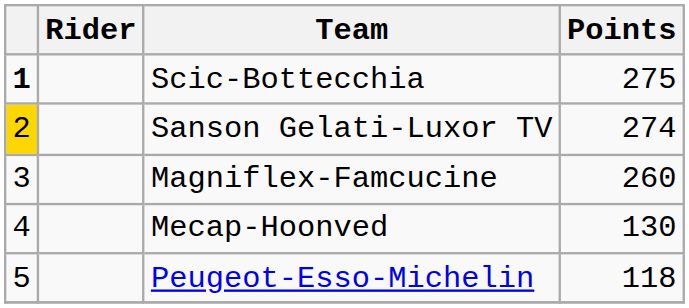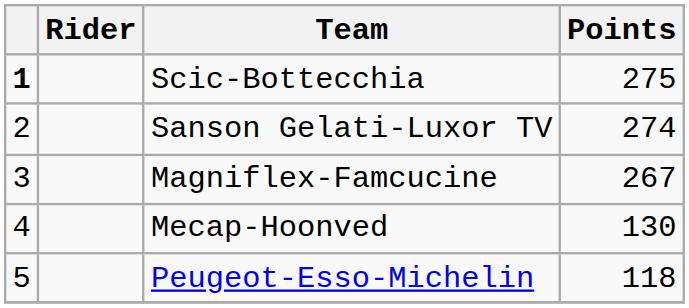(22, 129) gold background -> (22, 129) no background
(649, 179) 260 -> (649, 179) 267
